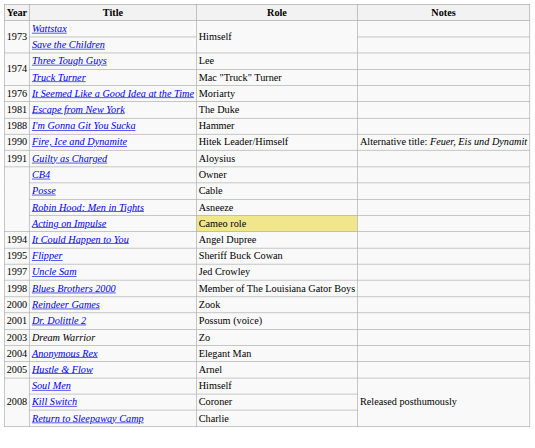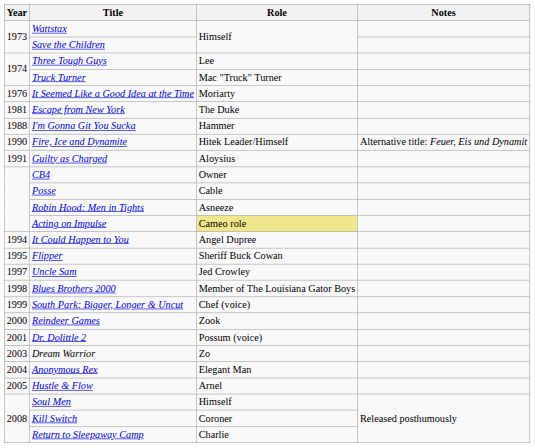+ row: (108, 304)
